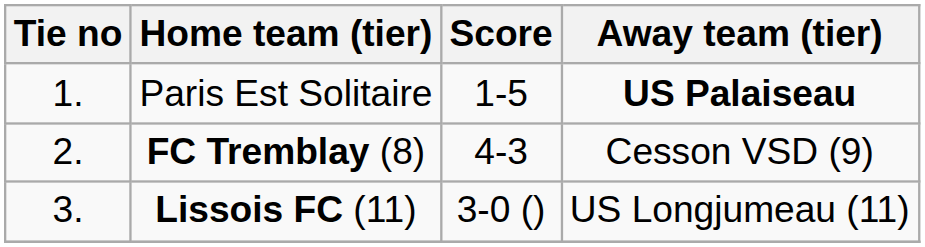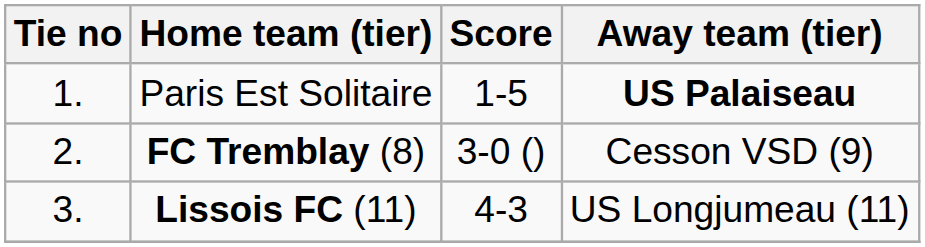(501, 151) 4-3 -> (501, 151) 3-0 ()
(501, 210) 3-0 () -> (501, 210) 4-3
